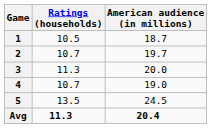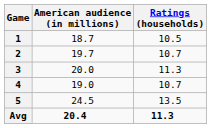columns swapped: (68, 18) <-> (156, 18)
